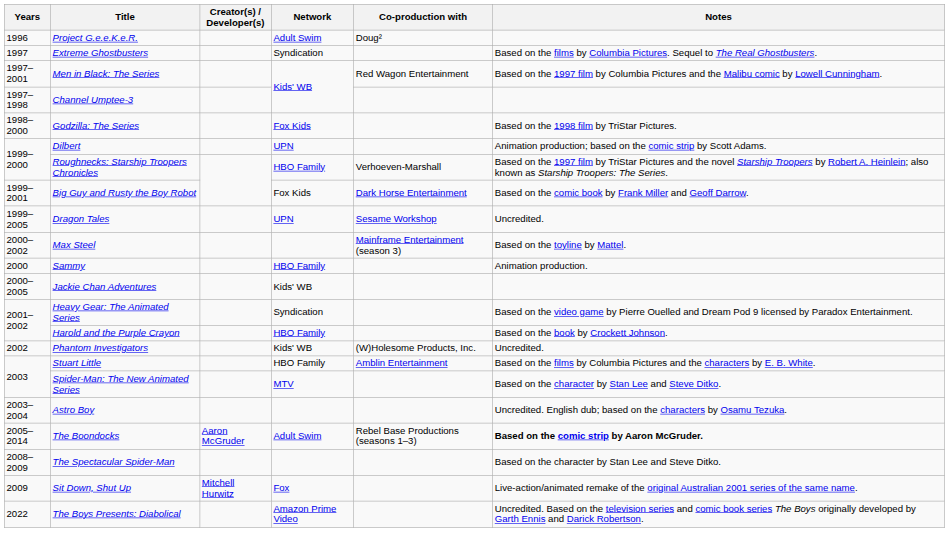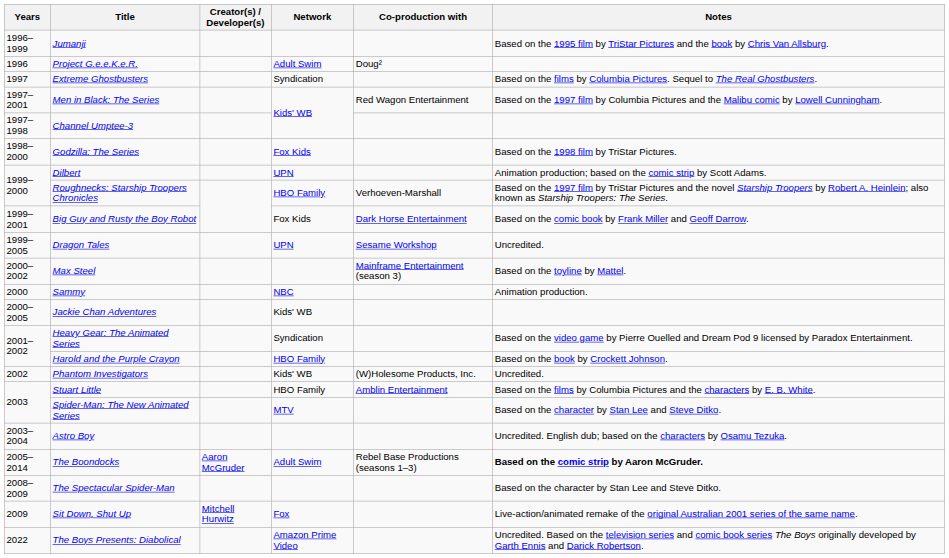+ row: (69, 43)
(299, 265) HBO Family -> (284, 292) NBC
